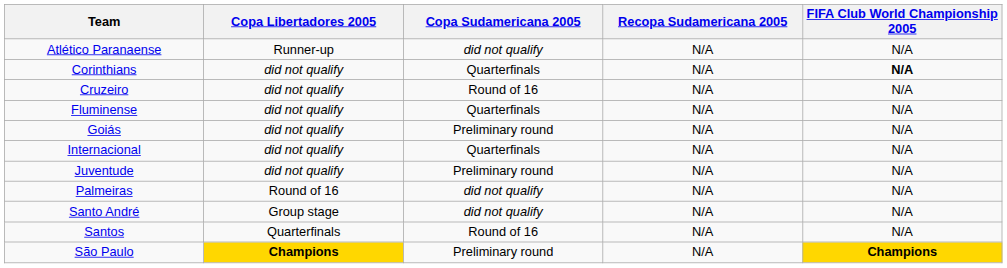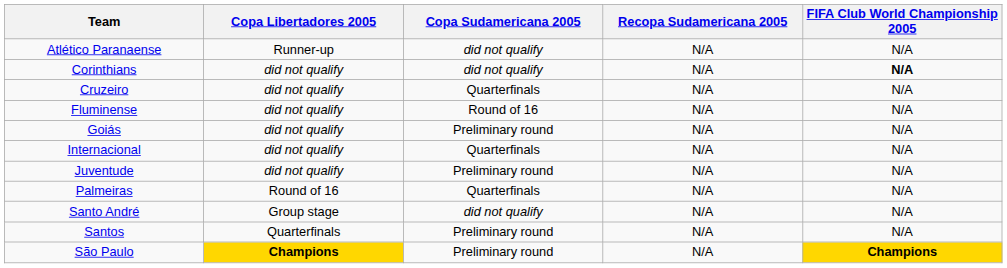(503, 69) Quarterfinals -> (503, 69) did not qualify
(503, 89) Round of 16 -> (503, 89) Quarterfinals
(503, 110) Quarterfinals -> (503, 110) Round of 16
(503, 191) did not qualify -> (503, 191) Quarterfinals
(503, 232) Round of 16 -> (503, 232) Preliminary round
